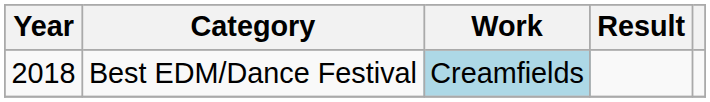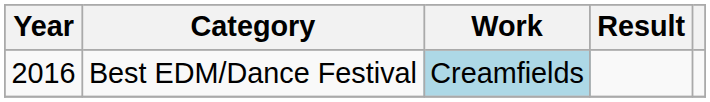(44, 73) 2018 -> (44, 73) 2016
